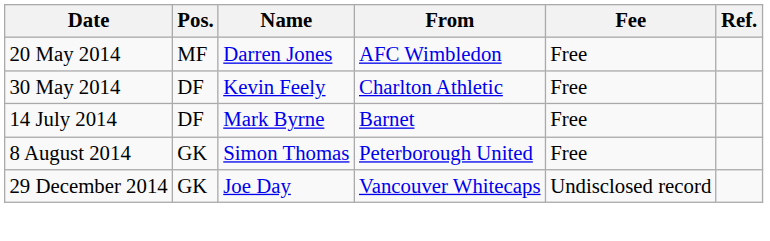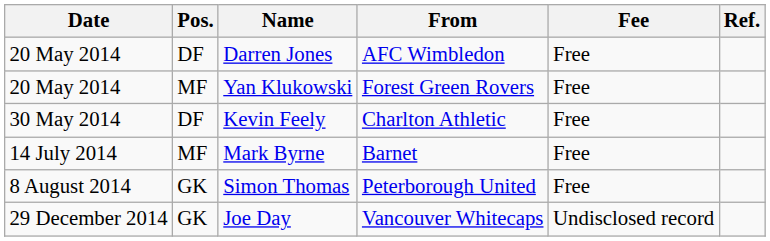(192, 53) MF -> (191, 53) DF
+ row: (288, 86)
(191, 119) DF -> (192, 152) MF
